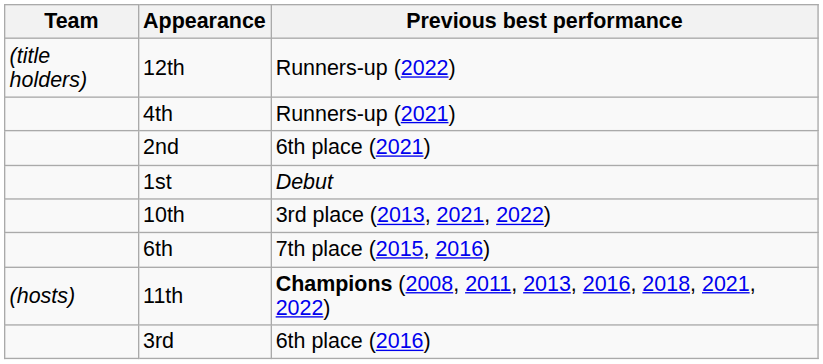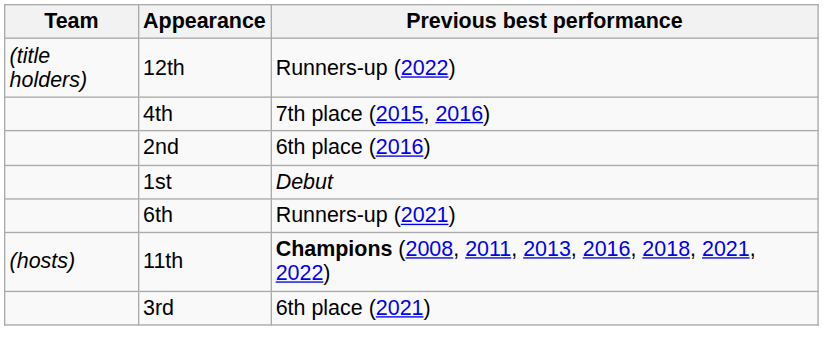(366, 113) Runners-up (2021) -> (383, 113) 7th place (2015, 2016)
(353, 147) 6th place (2021) -> (353, 147) 6th place (2016)
- row: (164, 215)
(383, 249) 7th place (2015, 2016) -> (366, 215) Runners-up (2021)
(353, 341) 6th place (2016) -> (353, 307) 6th place (2021)
